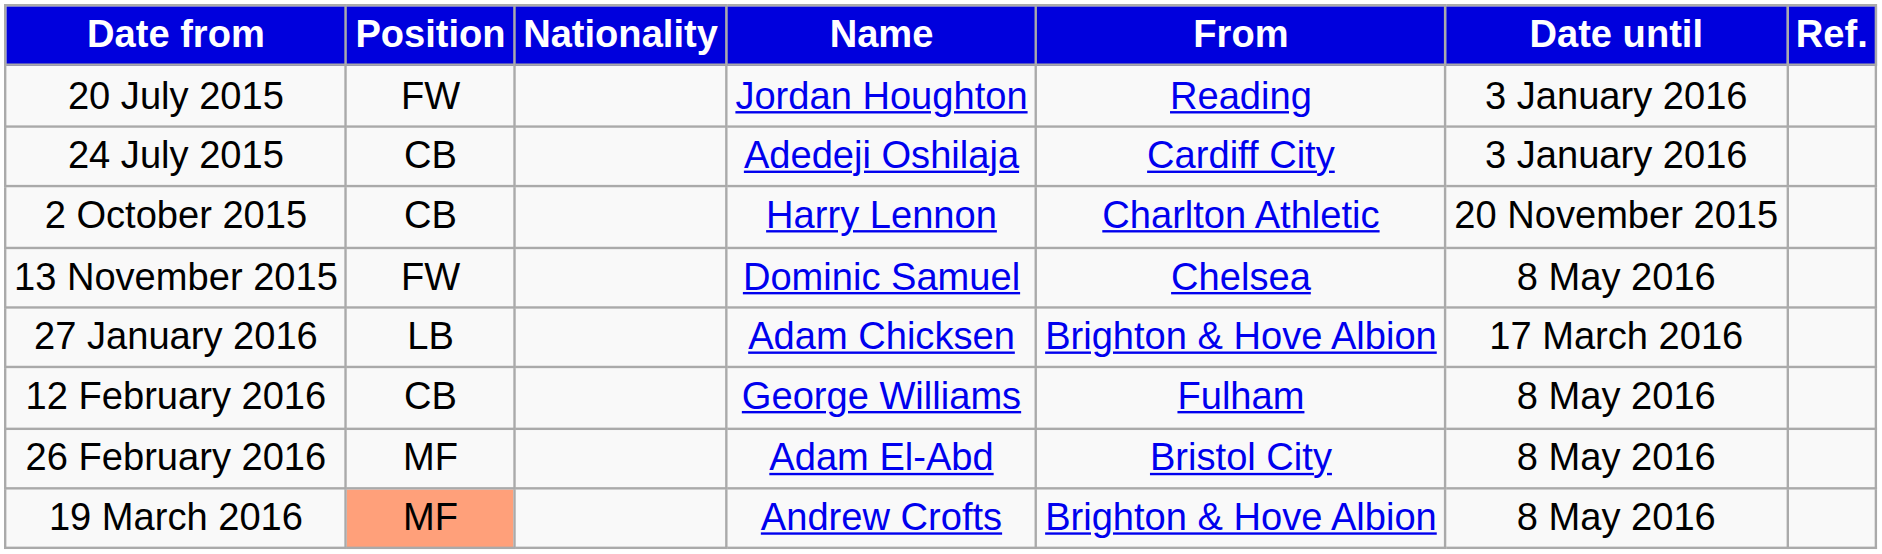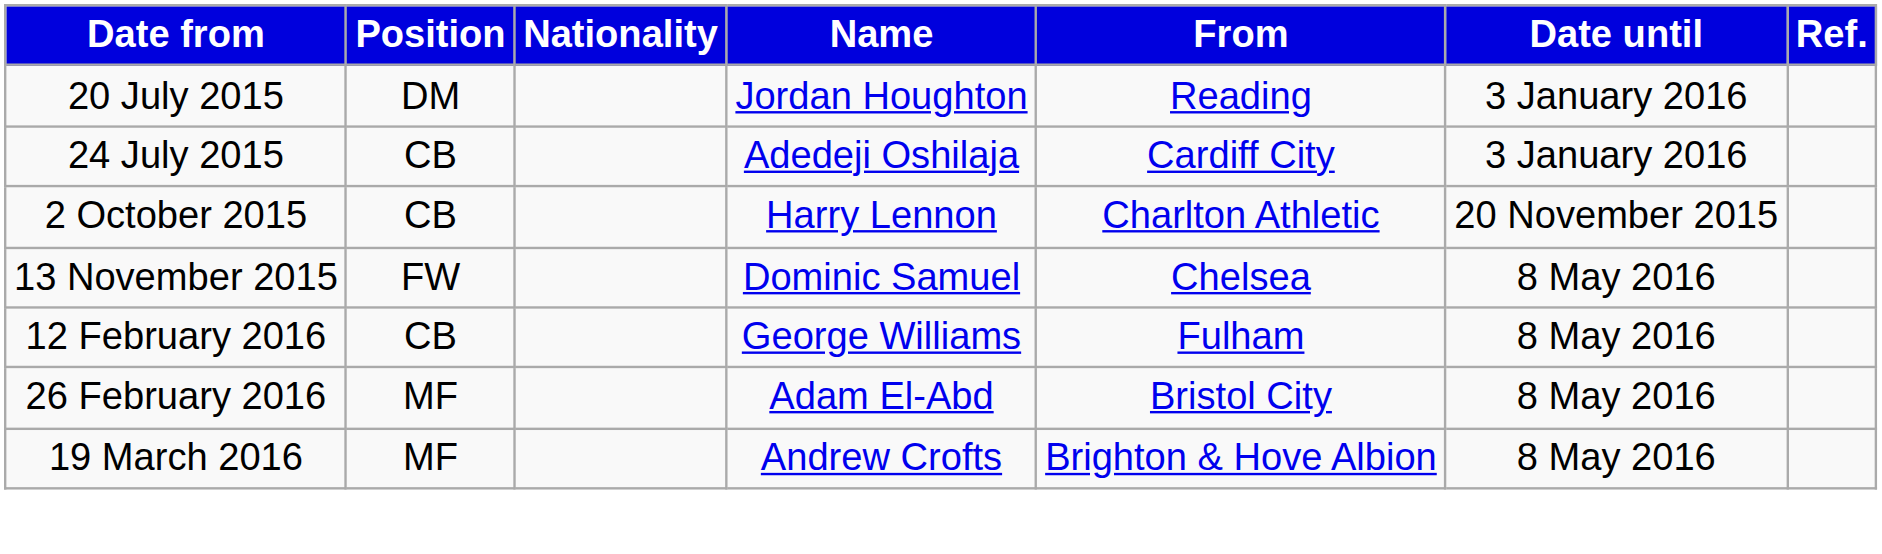(431, 95) FW -> (431, 95) DM
- row: (176, 336)
(431, 517) lightsalmon background -> (431, 457) no background
